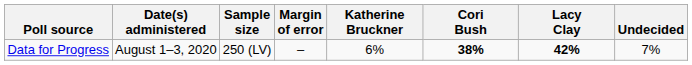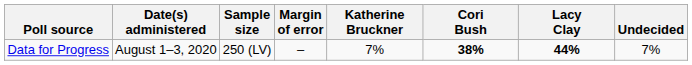(375, 50) 6% -> (375, 50) 7%
(567, 50) 42% -> (567, 50) 44%
